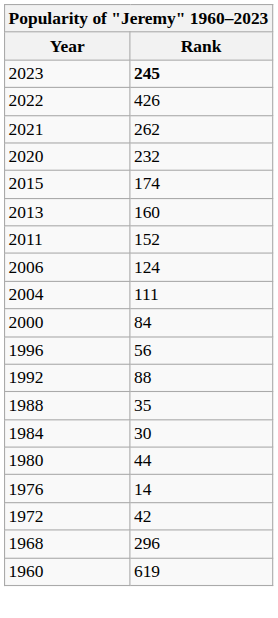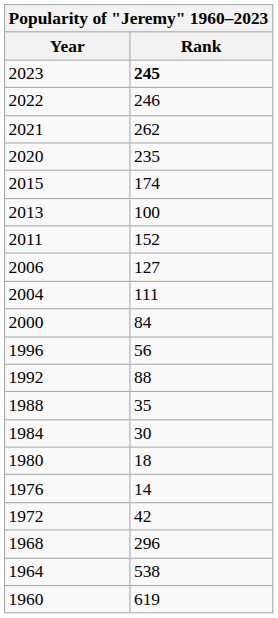(147, 101) 426 -> (147, 101) 246
(147, 156) 232 -> (147, 156) 235
(147, 211) 160 -> (147, 211) 100
(147, 267) 124 -> (147, 267) 127
(143, 460) 44 -> (143, 460) 18
+ row: (26, 571)
